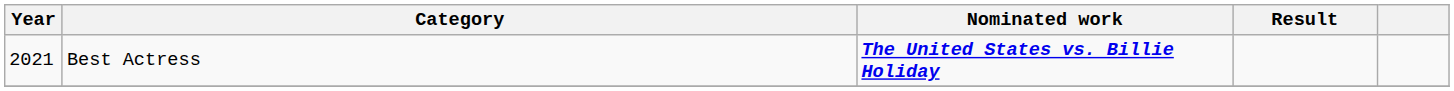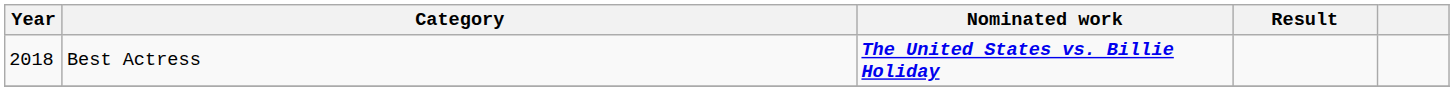(31, 61) 2021 -> (31, 61) 2018
